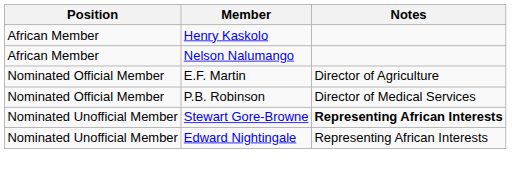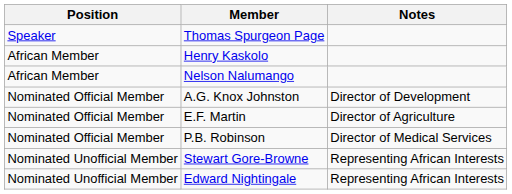+ row: (254, 35)
+ row: (241, 96)
(409, 117) bold -> (417, 158) normal
